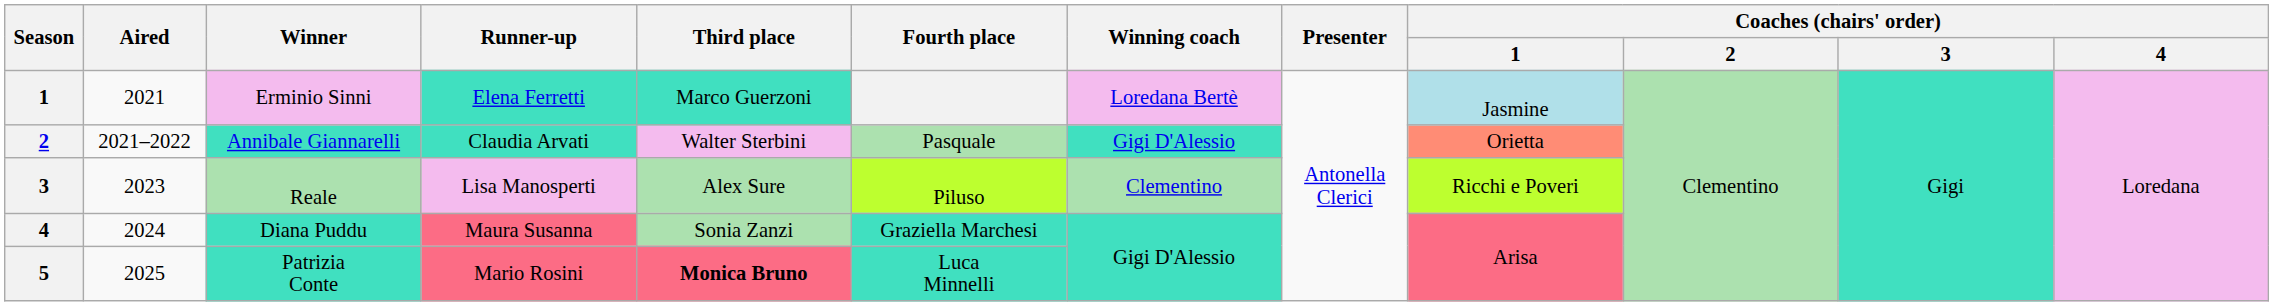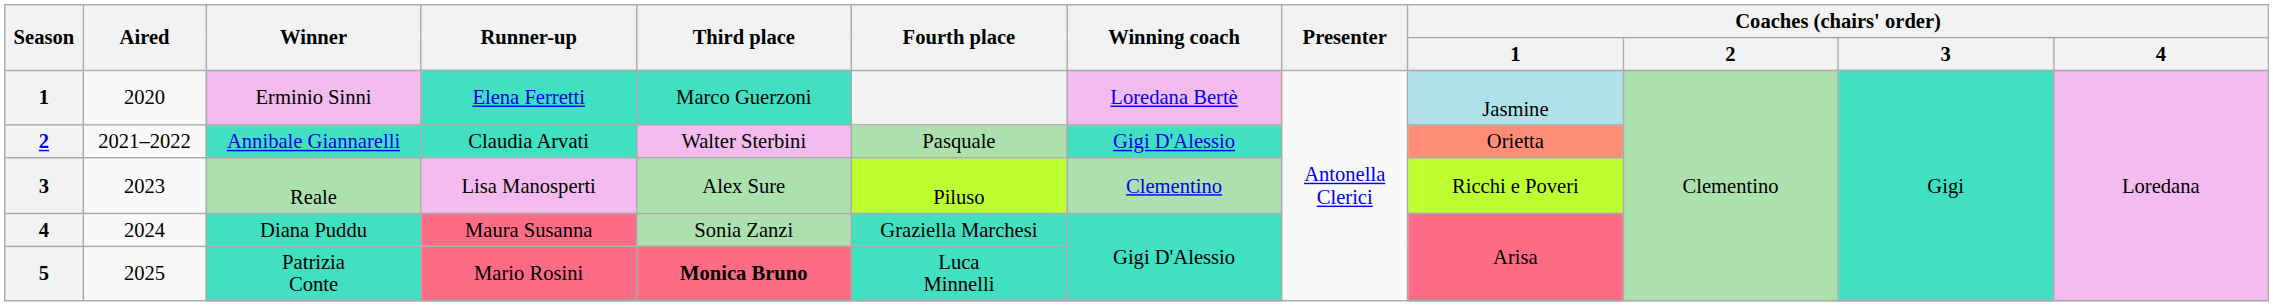(145, 98) 2021 -> (145, 98) 2020
